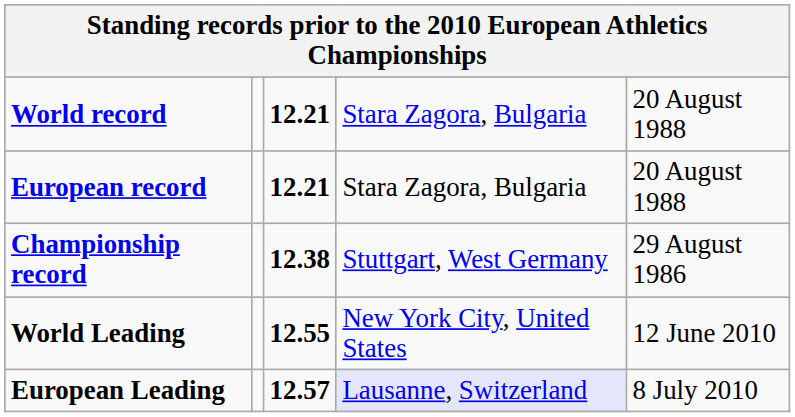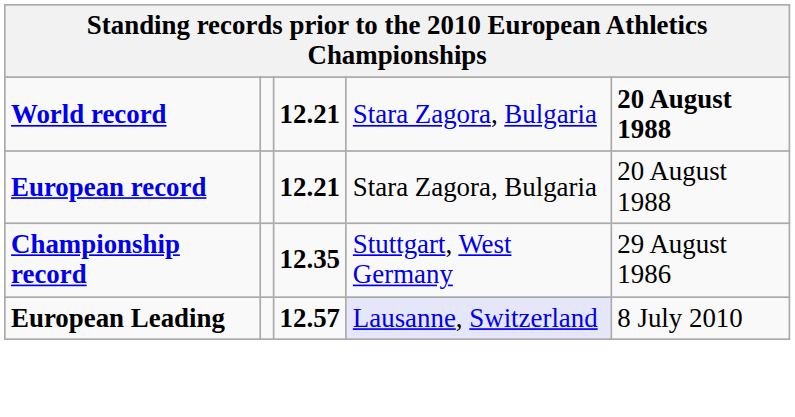(687, 113) normal -> (674, 113) bold
(300, 259) 12.38 -> (310, 259) 12.35
- row: (98, 332)
